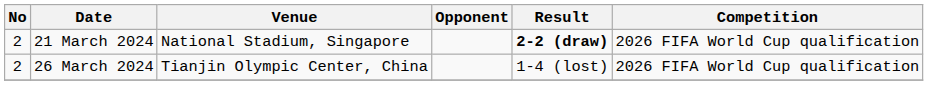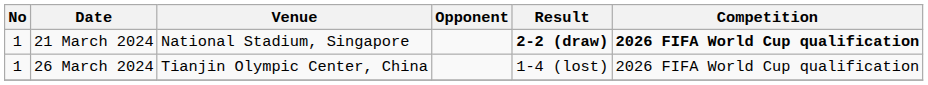(17, 42) 2 -> (17, 42) 1
(767, 42) normal -> (767, 42) bold
(17, 67) 2 -> (17, 67) 1
